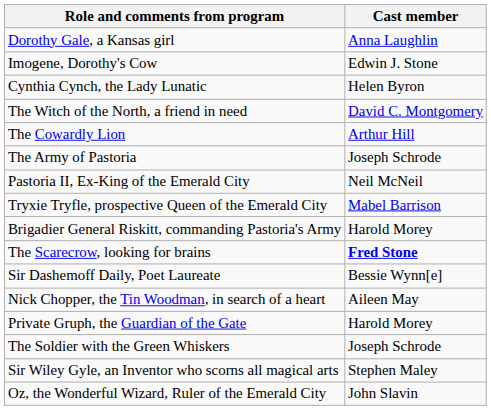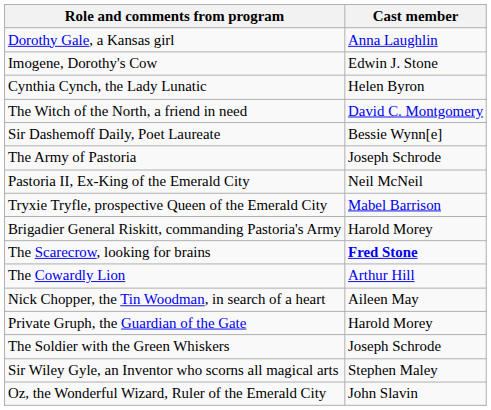rows swapped: (114, 275) <-> (67, 134)
